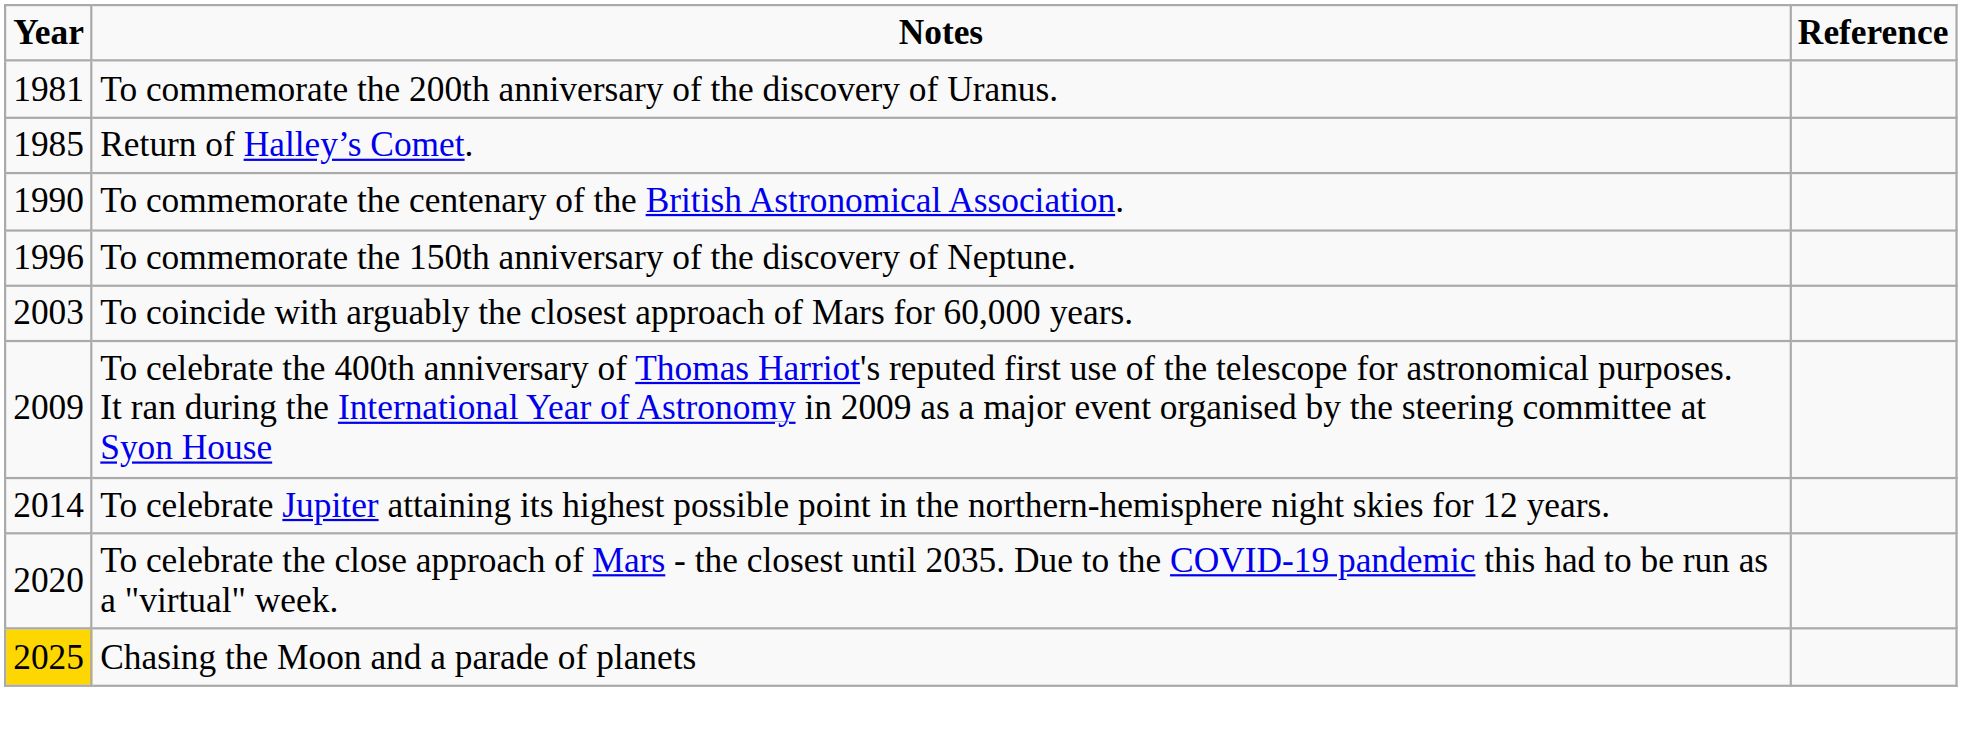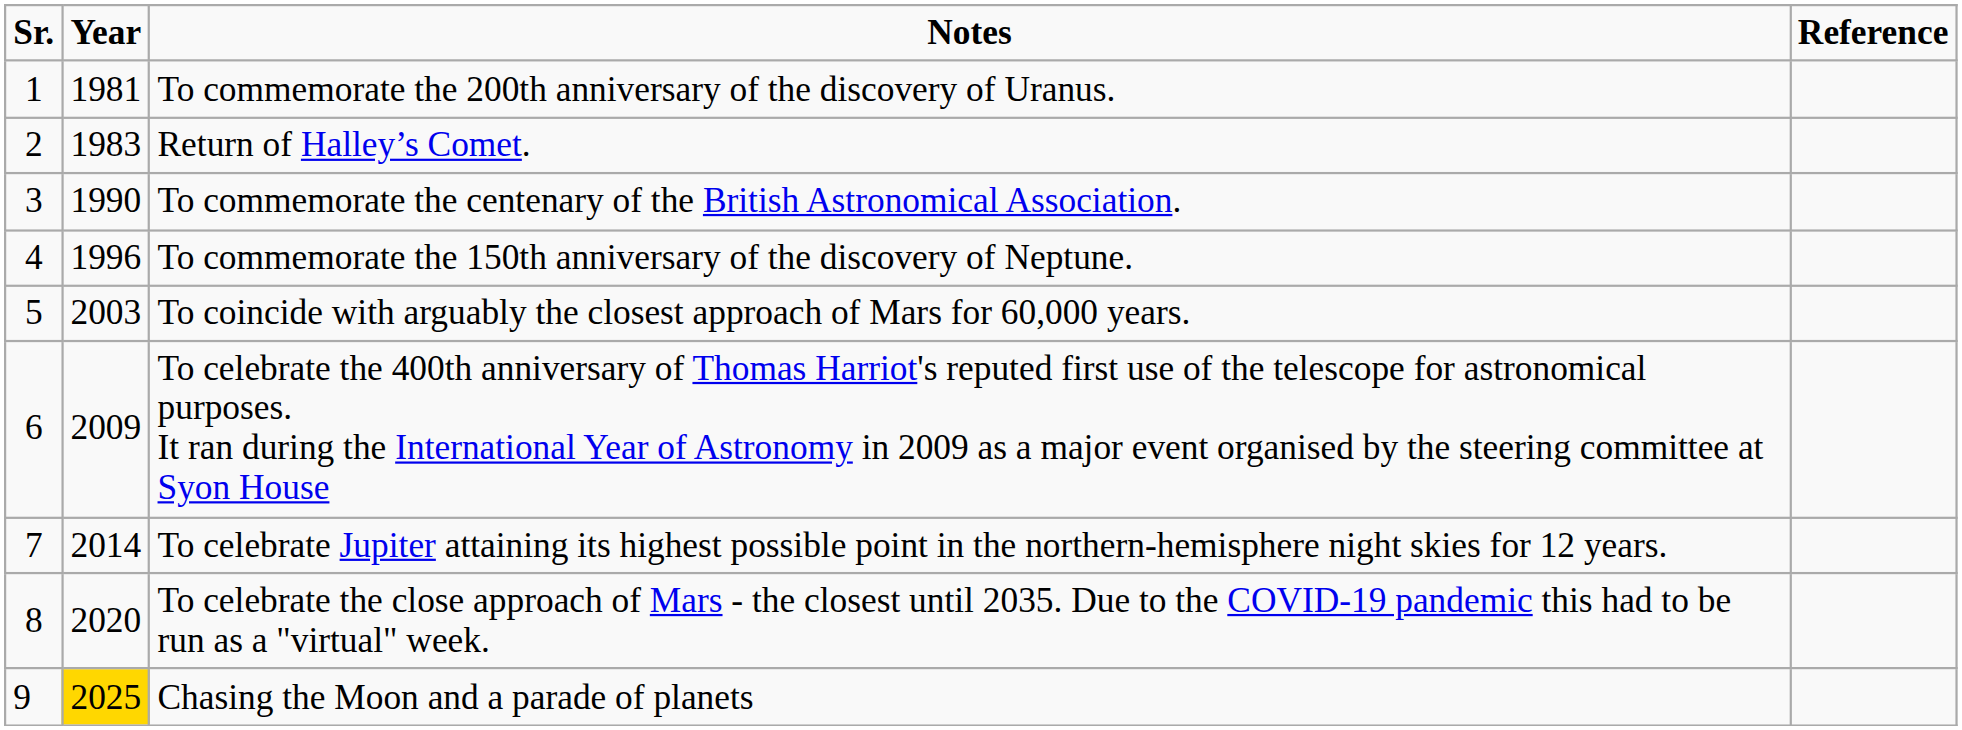+ column: (34, 32)
(49, 144) 1985 -> (106, 144) 1983
